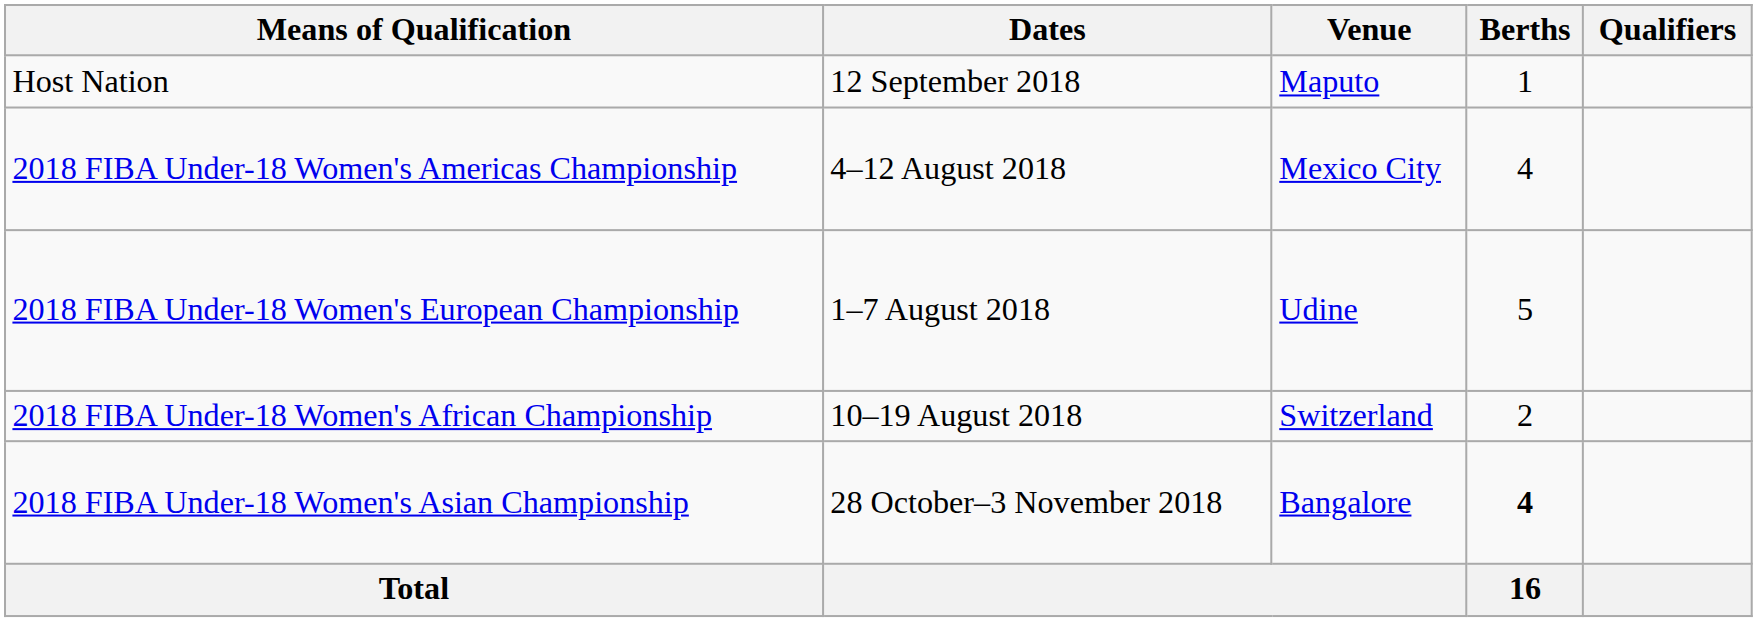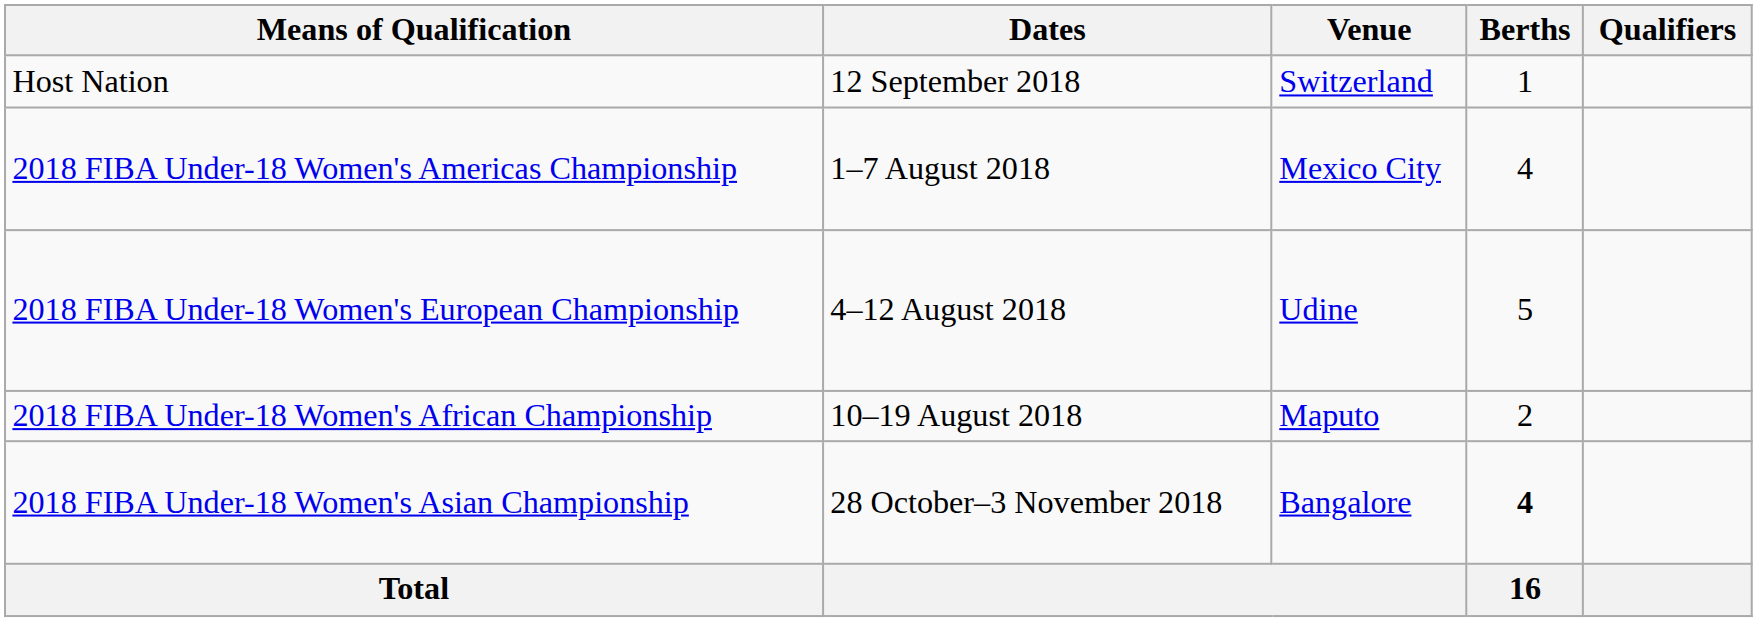(1329, 81) Maputo -> (1356, 81) Switzerland
(948, 168) 4–12 August 2018 -> (940, 168) 1–7 August 2018
(940, 309) 1–7 August 2018 -> (948, 309) 4–12 August 2018
(1356, 414) Switzerland -> (1329, 414) Maputo
